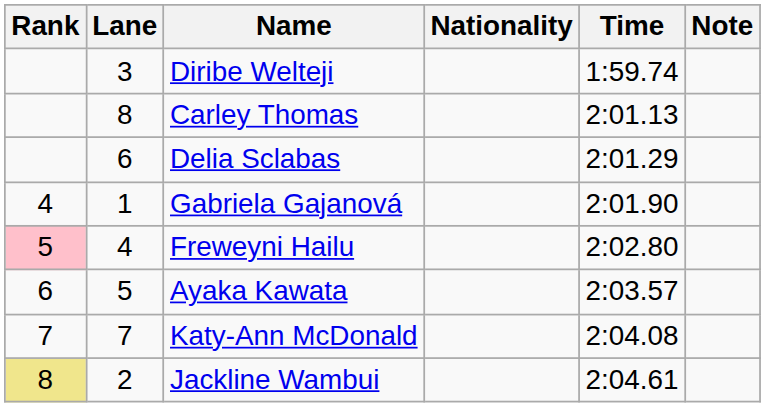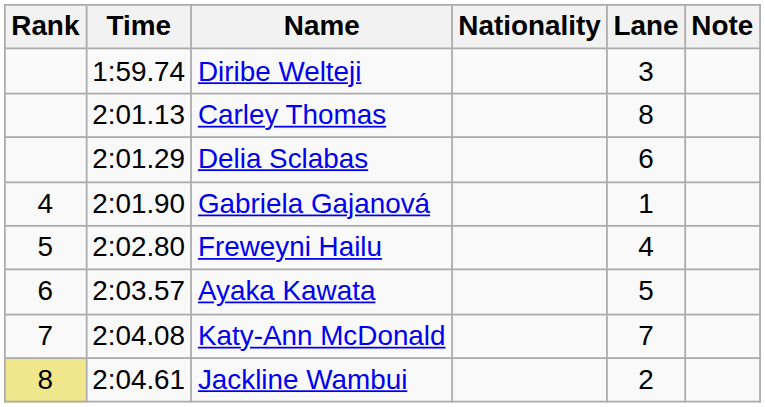columns swapped: (125, 26) <-> (632, 26)
(45, 247) pink background -> (45, 247) no background
